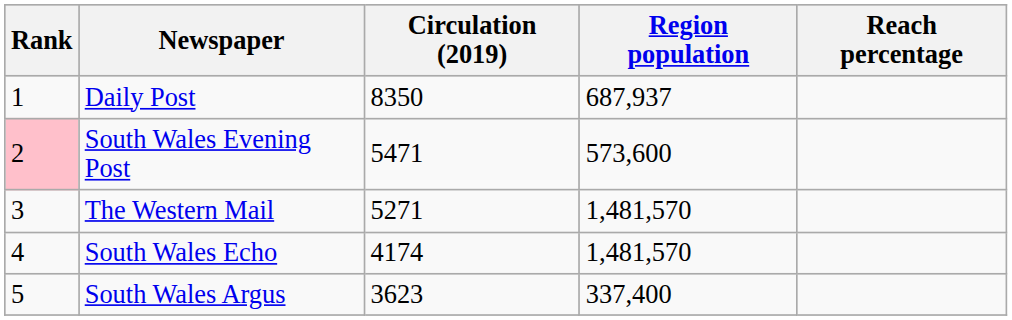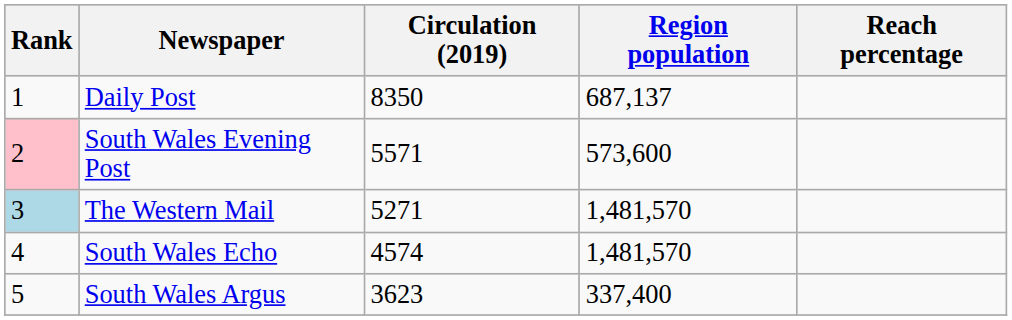(629, 97) 687,937 -> (629, 97) 687,137
(397, 153) 5471 -> (397, 153) 5571
(18, 210) no background -> (18, 210) lightblue background
(397, 252) 4174 -> (397, 252) 4574
